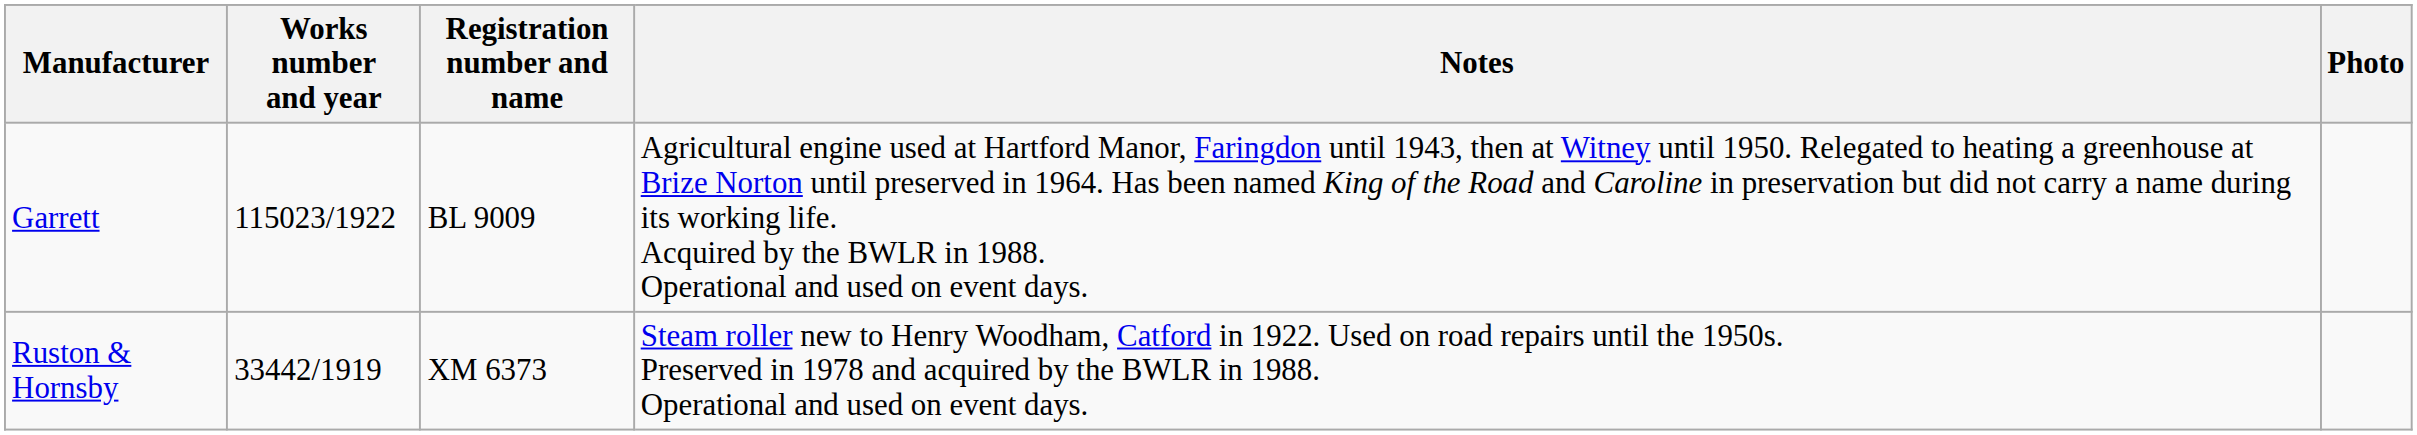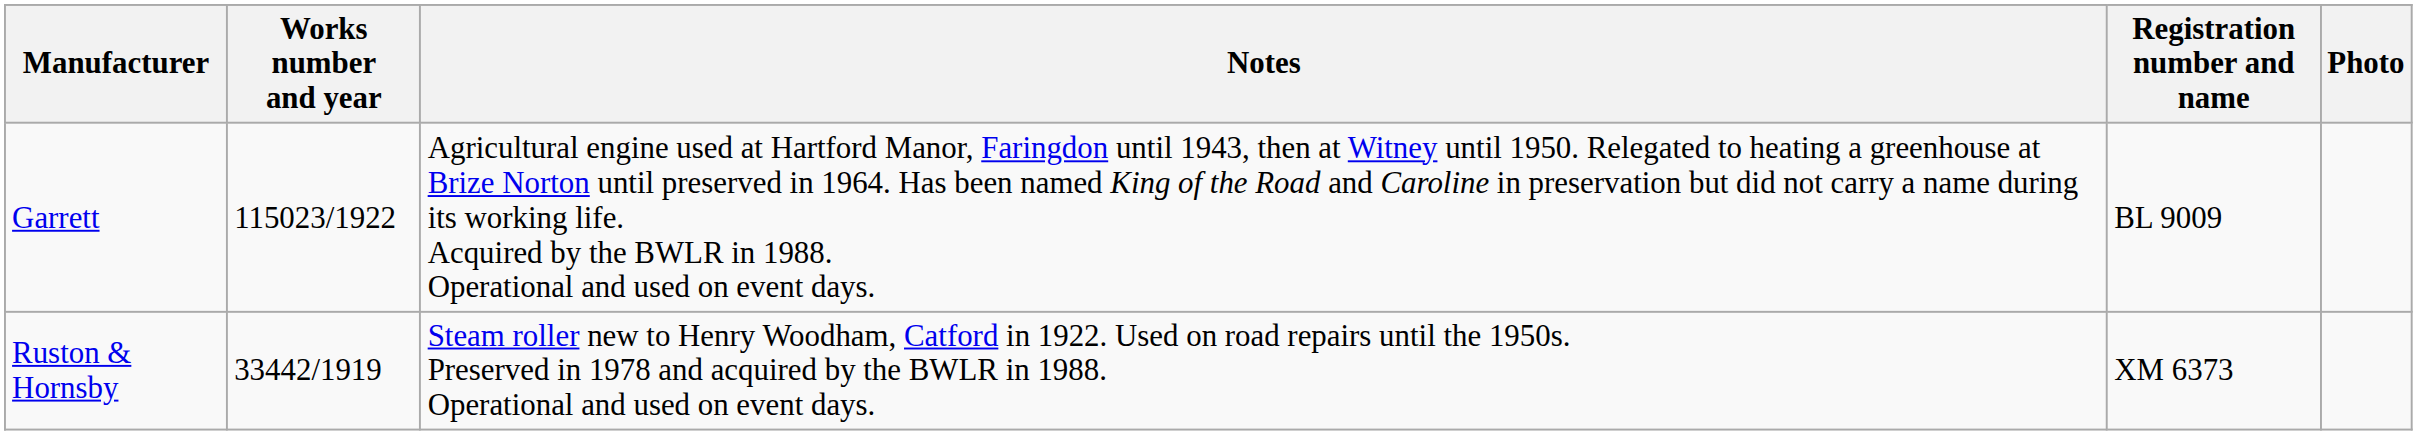columns swapped: (527, 63) <-> (1477, 63)
